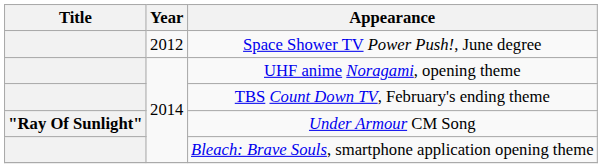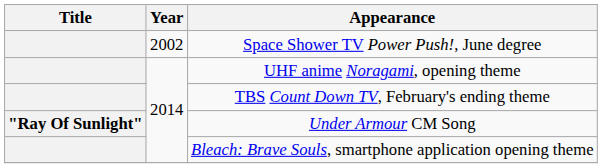(167, 44) 2012 -> (167, 44) 2002
